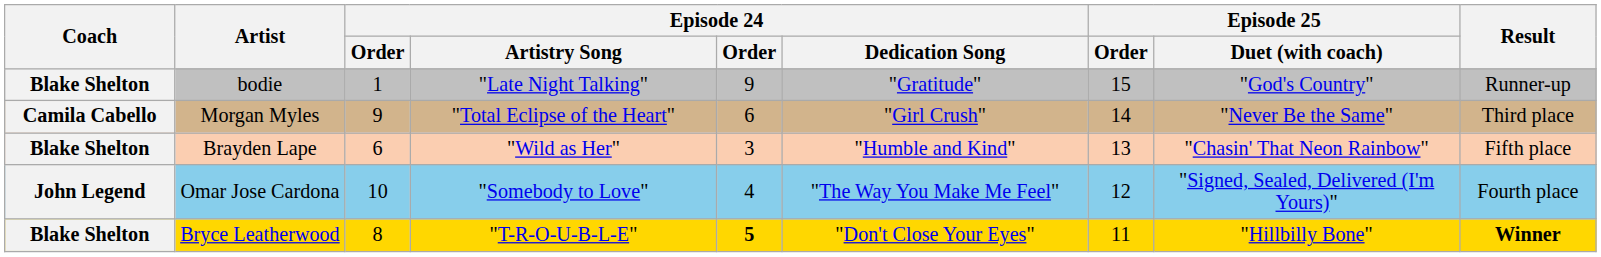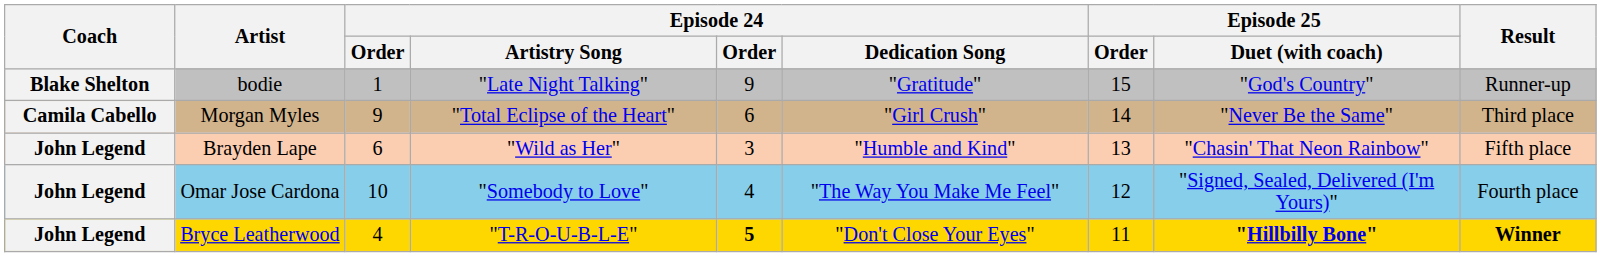(90, 148) Blake Shelton -> (90, 148) John Legend
(90, 235) Blake Shelton -> (90, 235) John Legend
(378, 235) 8 -> (378, 235) 4
(1307, 235) normal -> (1307, 235) bold
